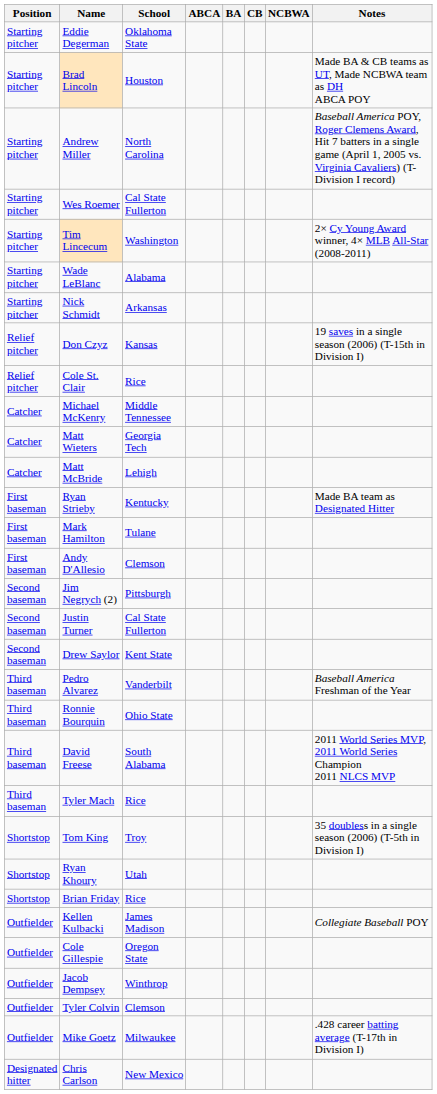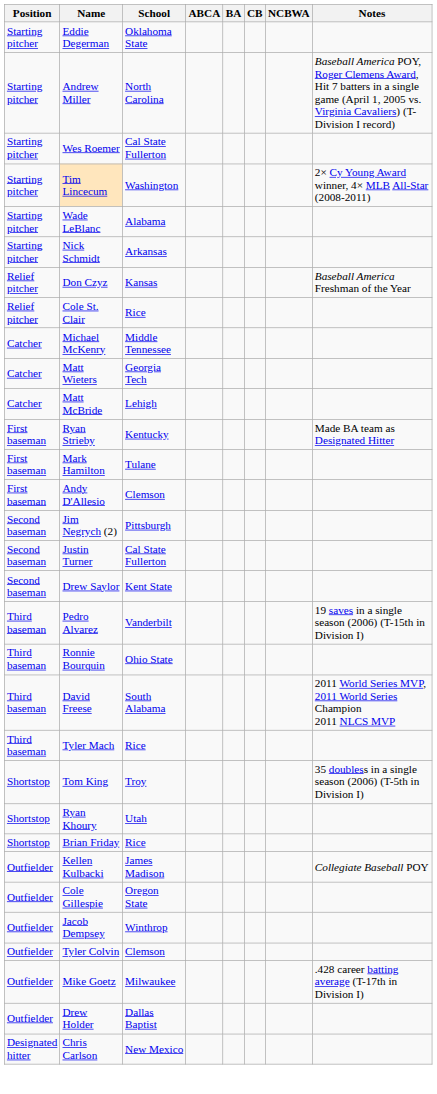- row: (80, 80)
(370, 344) 19 saves in a single season (2006) (T-15th in Division I) -> (363, 282) Baseball America Freshman of the Year
(363, 684) Baseball America Freshman of the Year -> (370, 622) 19 saves in a single season (2006) (T-15th in Division I)
+ row: (78, 1018)
